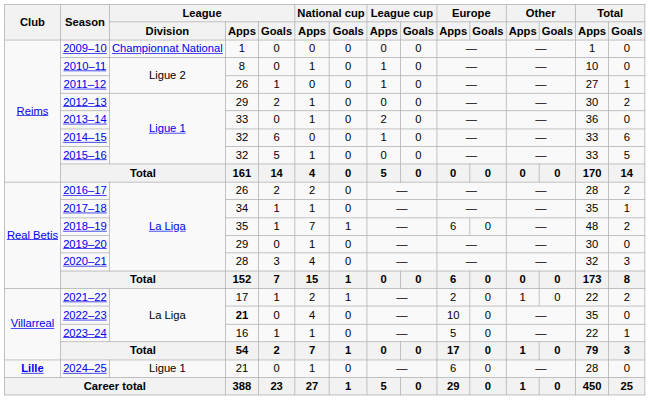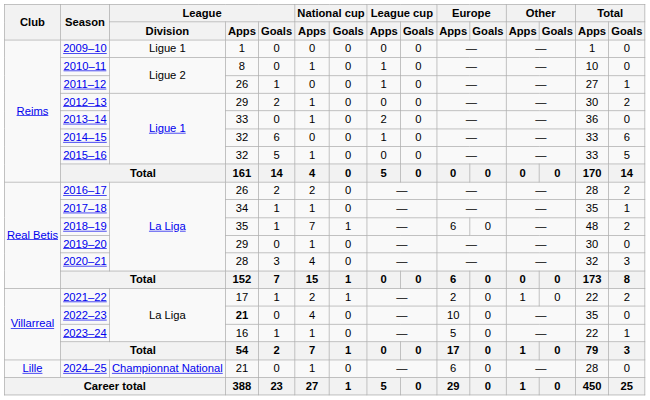(167, 48) Championnat National -> (167, 48) Ligue 1
(32, 368) bold -> (32, 368) normal
(167, 368) Ligue 1 -> (167, 368) Championnat National
